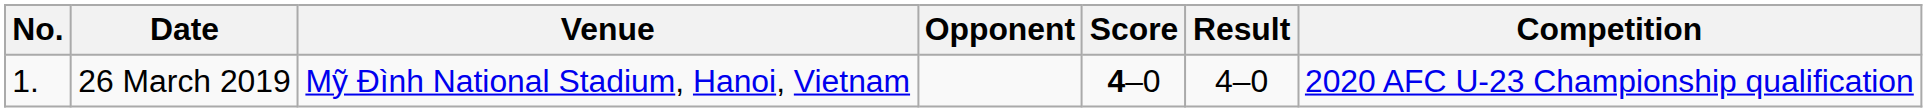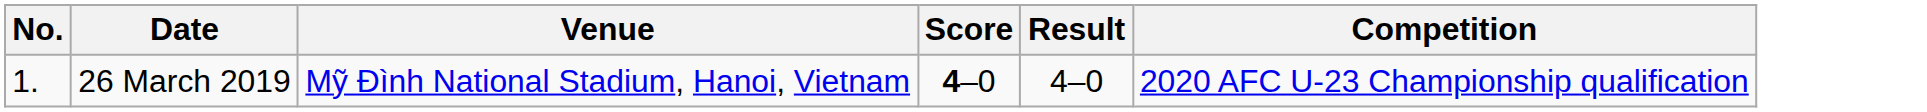- column: (1000, 29)
